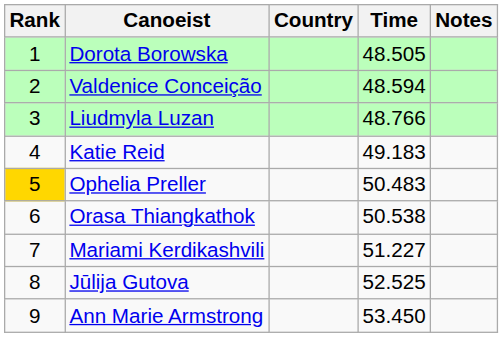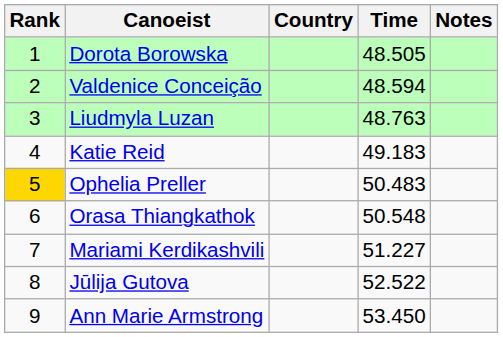(394, 119) 48.766 -> (394, 119) 48.763
(394, 217) 50.538 -> (394, 217) 50.548
(394, 282) 52.525 -> (394, 282) 52.522
